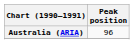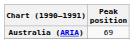(108, 32) 96 -> (108, 32) 69
